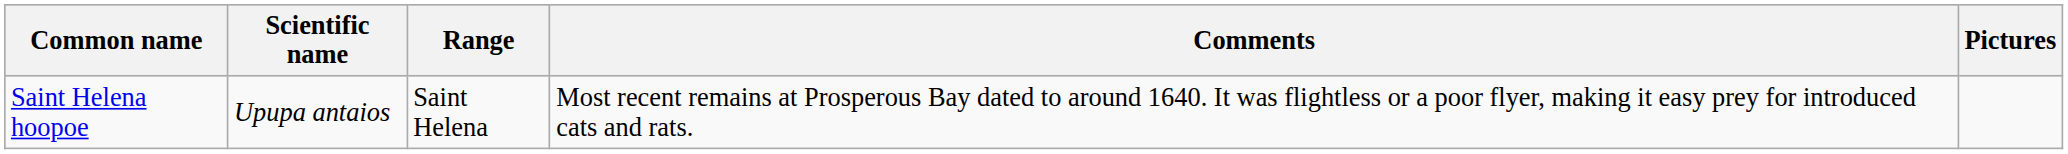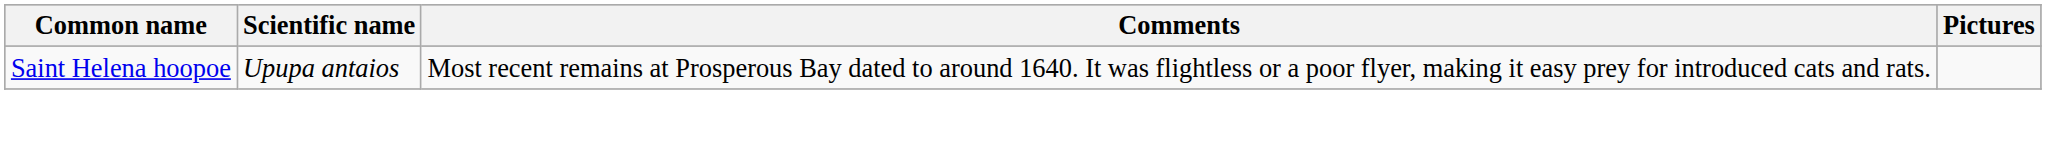- column: (479, 40)
